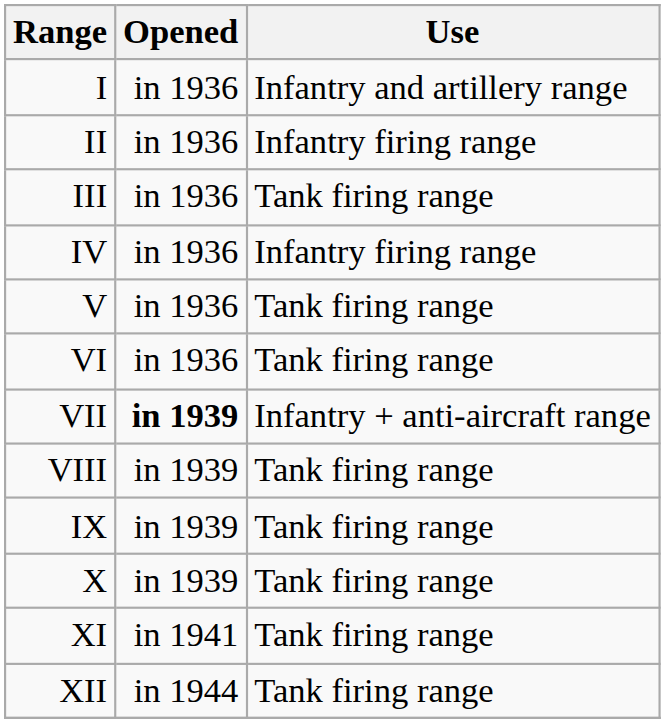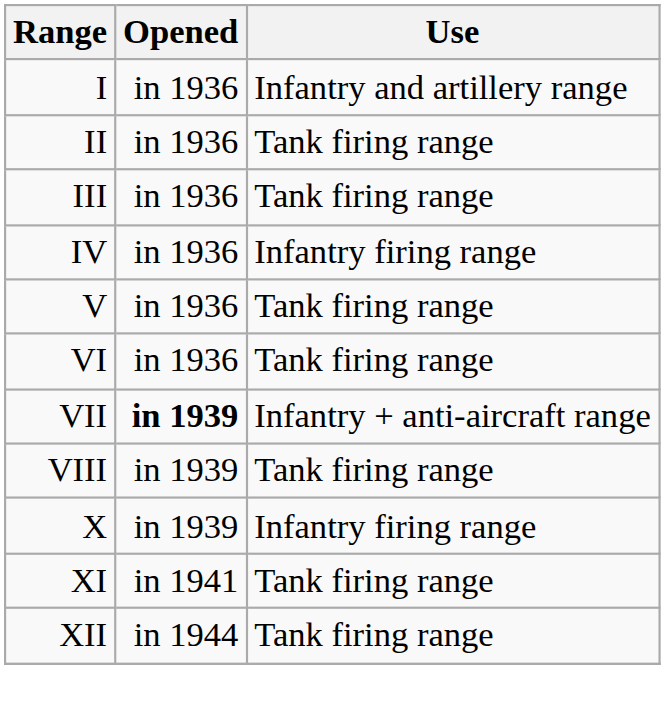(395, 141) Infantry firing range -> (374, 141) Tank firing range
- row: (89, 525)
(374, 580) Tank firing range -> (395, 525) Infantry firing range
